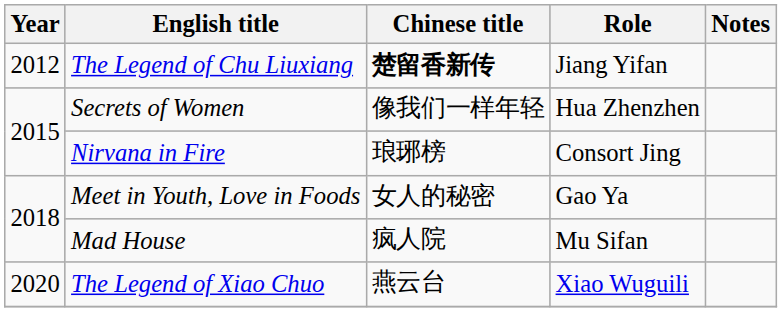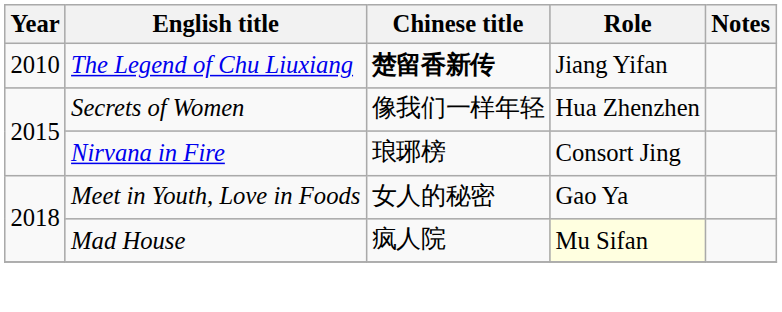(35, 65) 2012 -> (35, 65) 2010
(602, 240) no background -> (602, 240) lightyellow background
- row: (198, 283)
